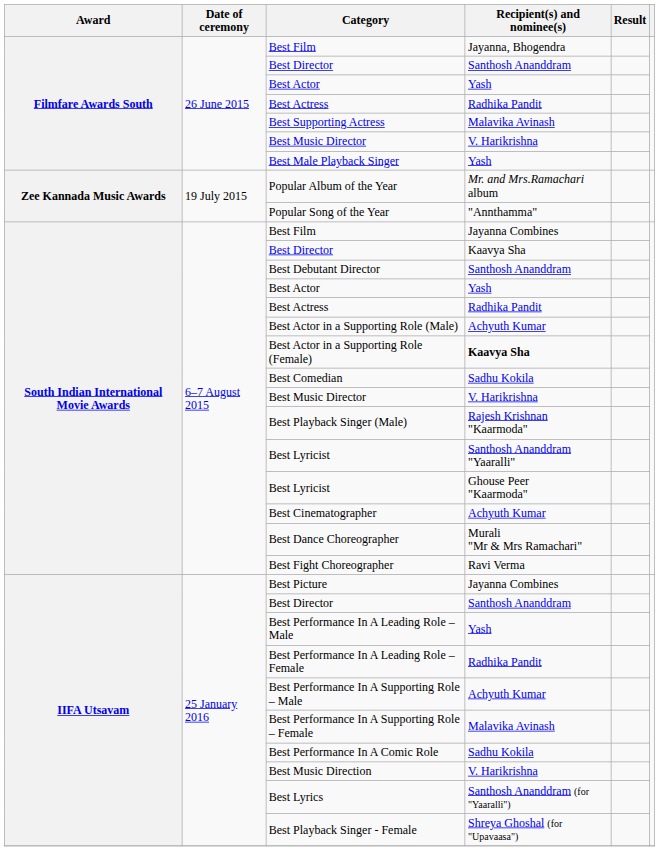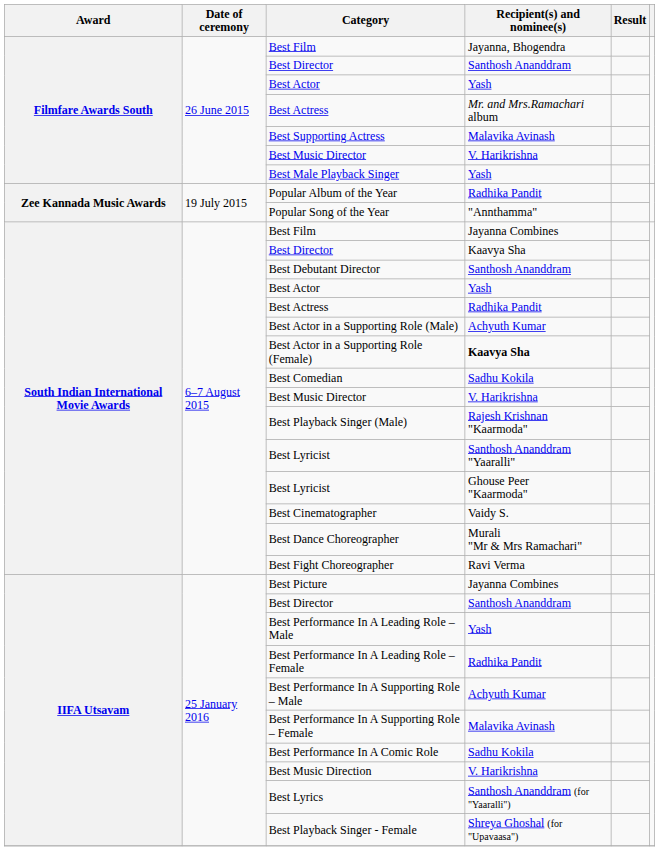(505, 103) Radhika Pandit -> (526, 110) Mr. and Mrs.Ramachari album
(526, 186) Mr. and Mrs.Ramachari album -> (505, 193) Radhika Pandit
(507, 513) Achyuth Kumar -> (488, 513) Vaidy S.
